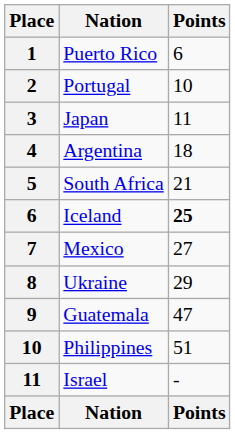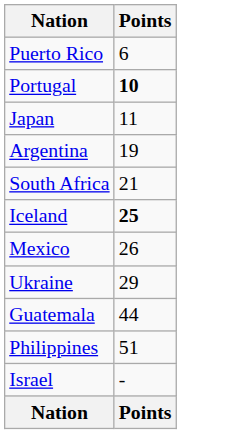- column: (32, 20)
(183, 86) normal -> (129, 86) bold
(183, 151) 18 -> (129, 151) 19
(183, 249) 27 -> (129, 249) 26
(183, 314) 47 -> (129, 314) 44
